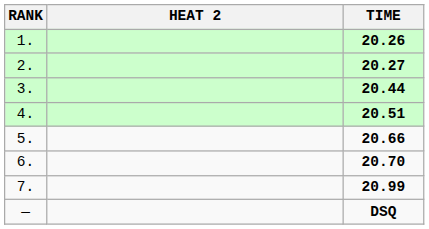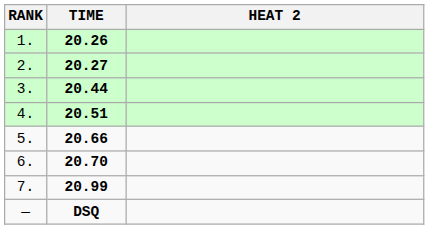columns swapped: (195, 16) <-> (383, 16)
